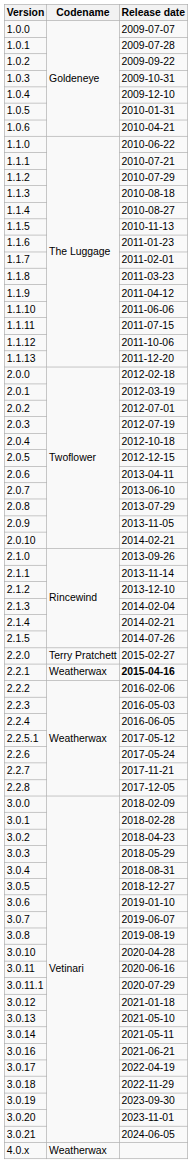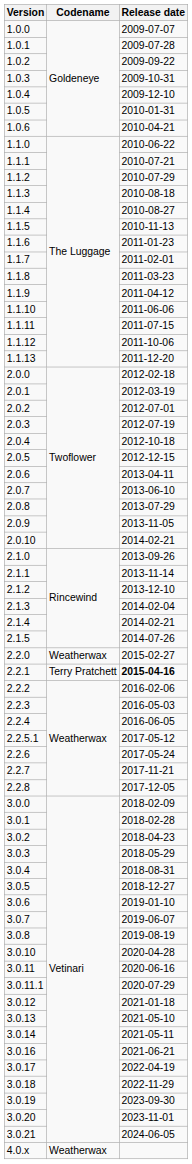(83, 656) Terry Pratchett -> (78, 656) Weatherwax
(78, 672) Weatherwax -> (83, 672) Terry Pratchett
